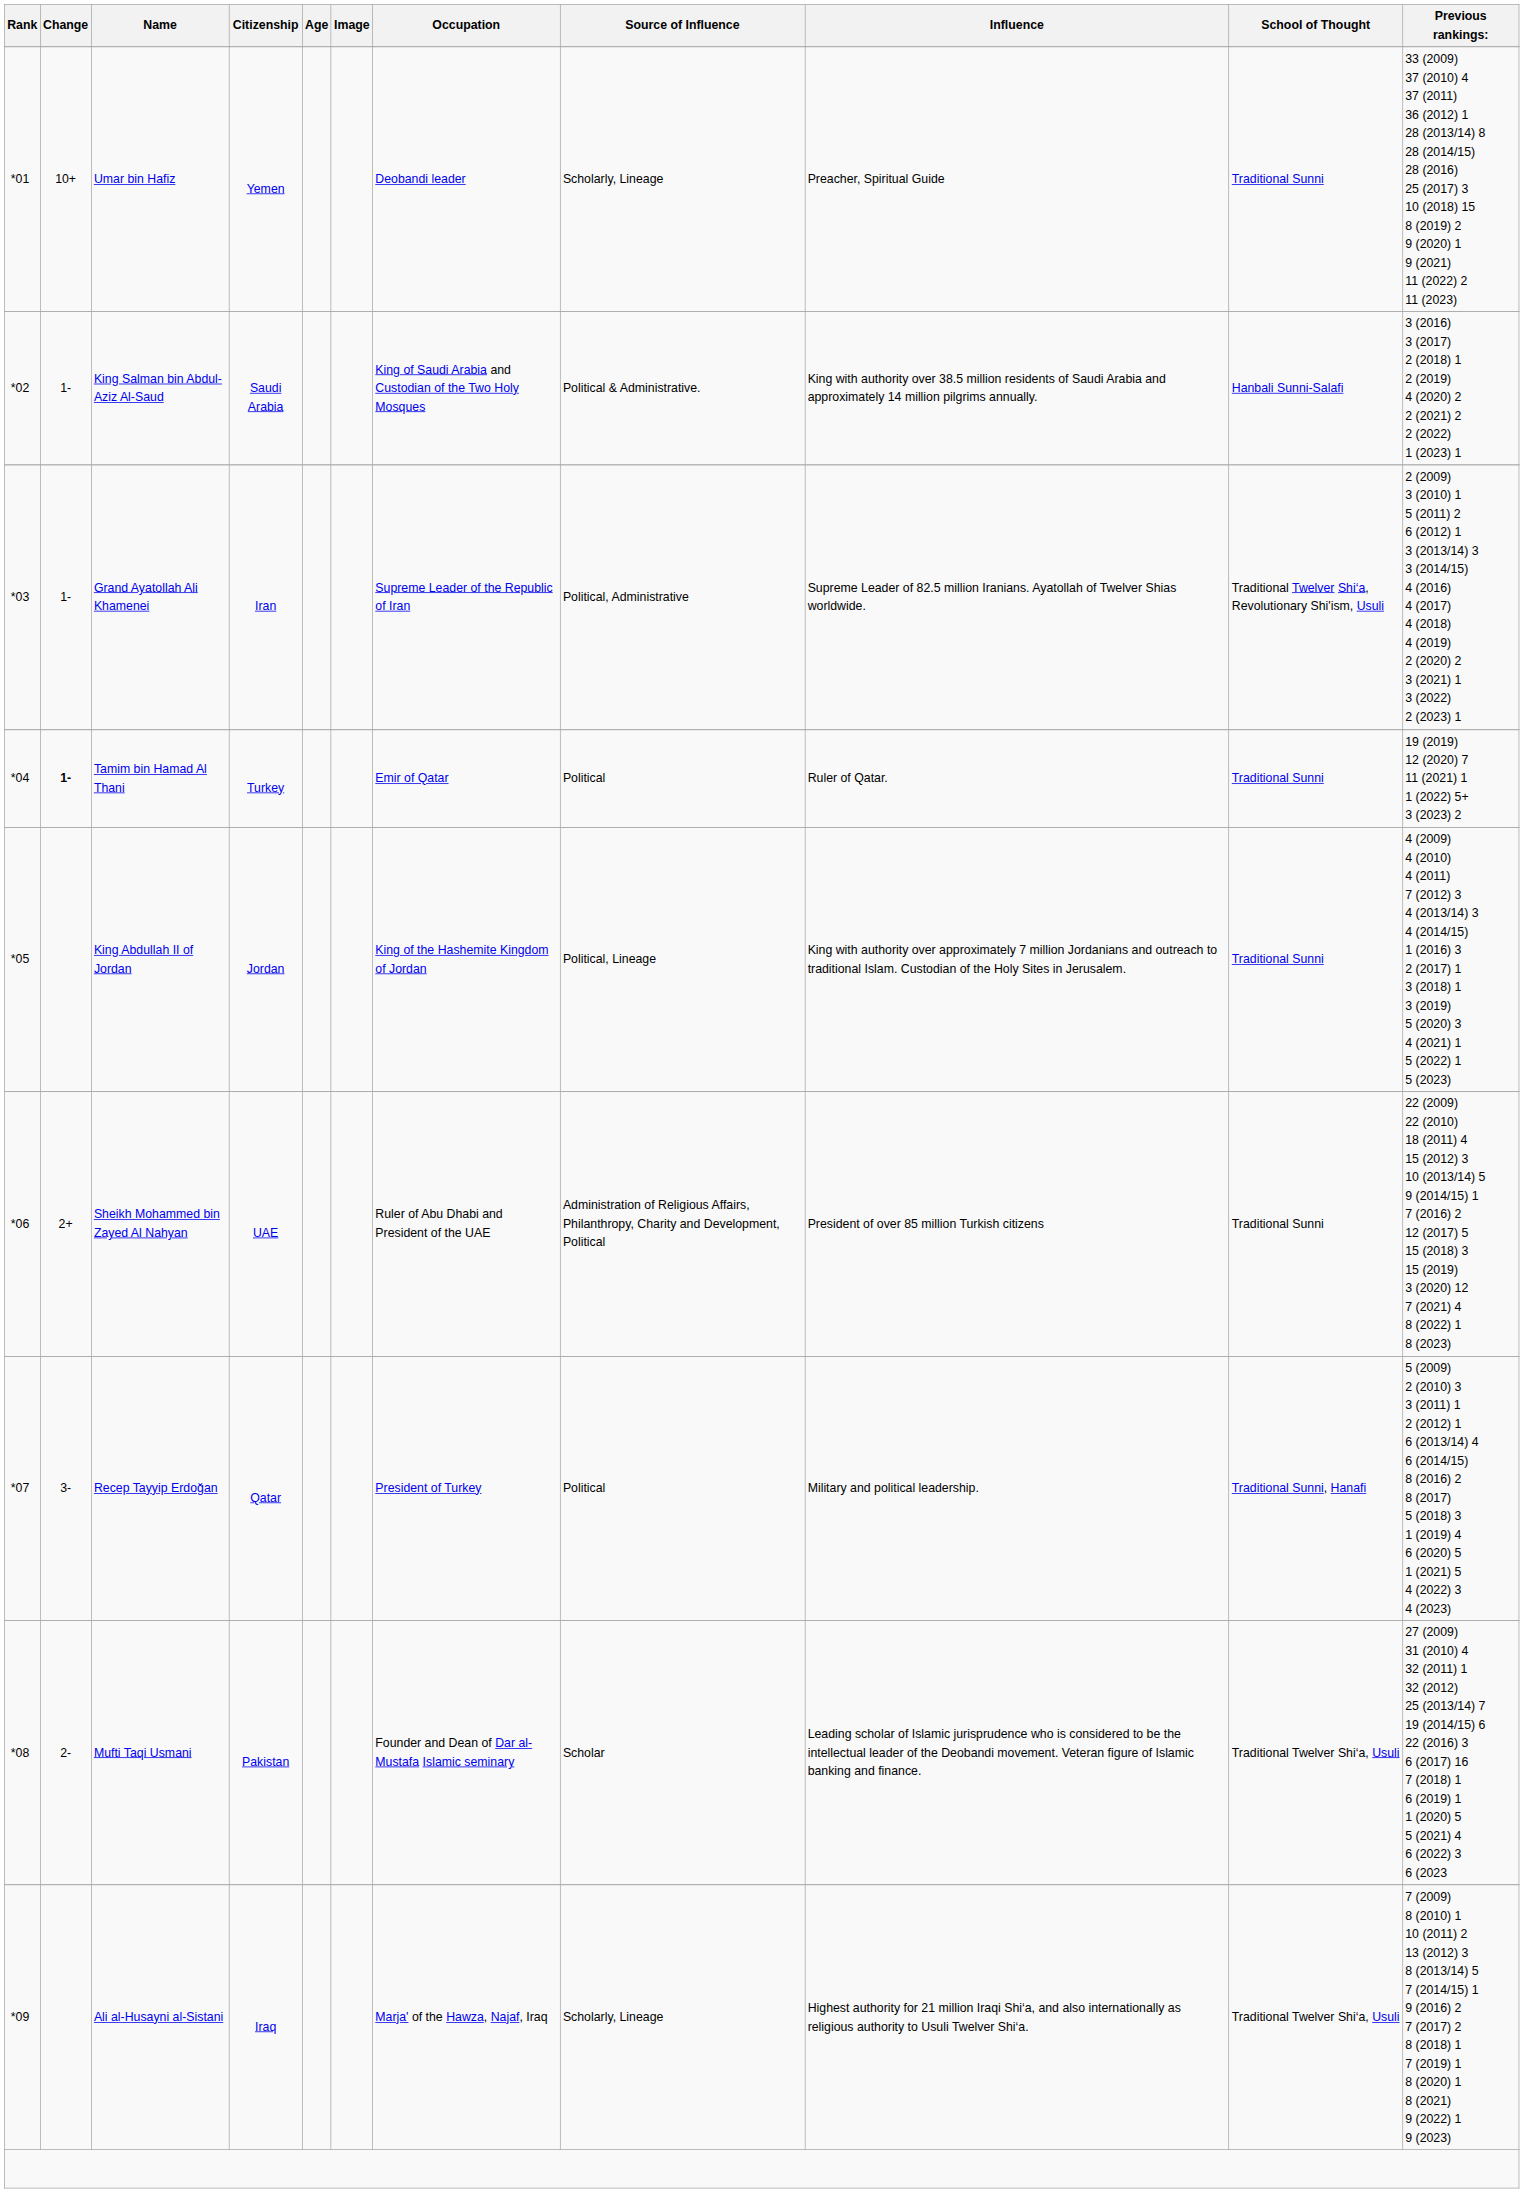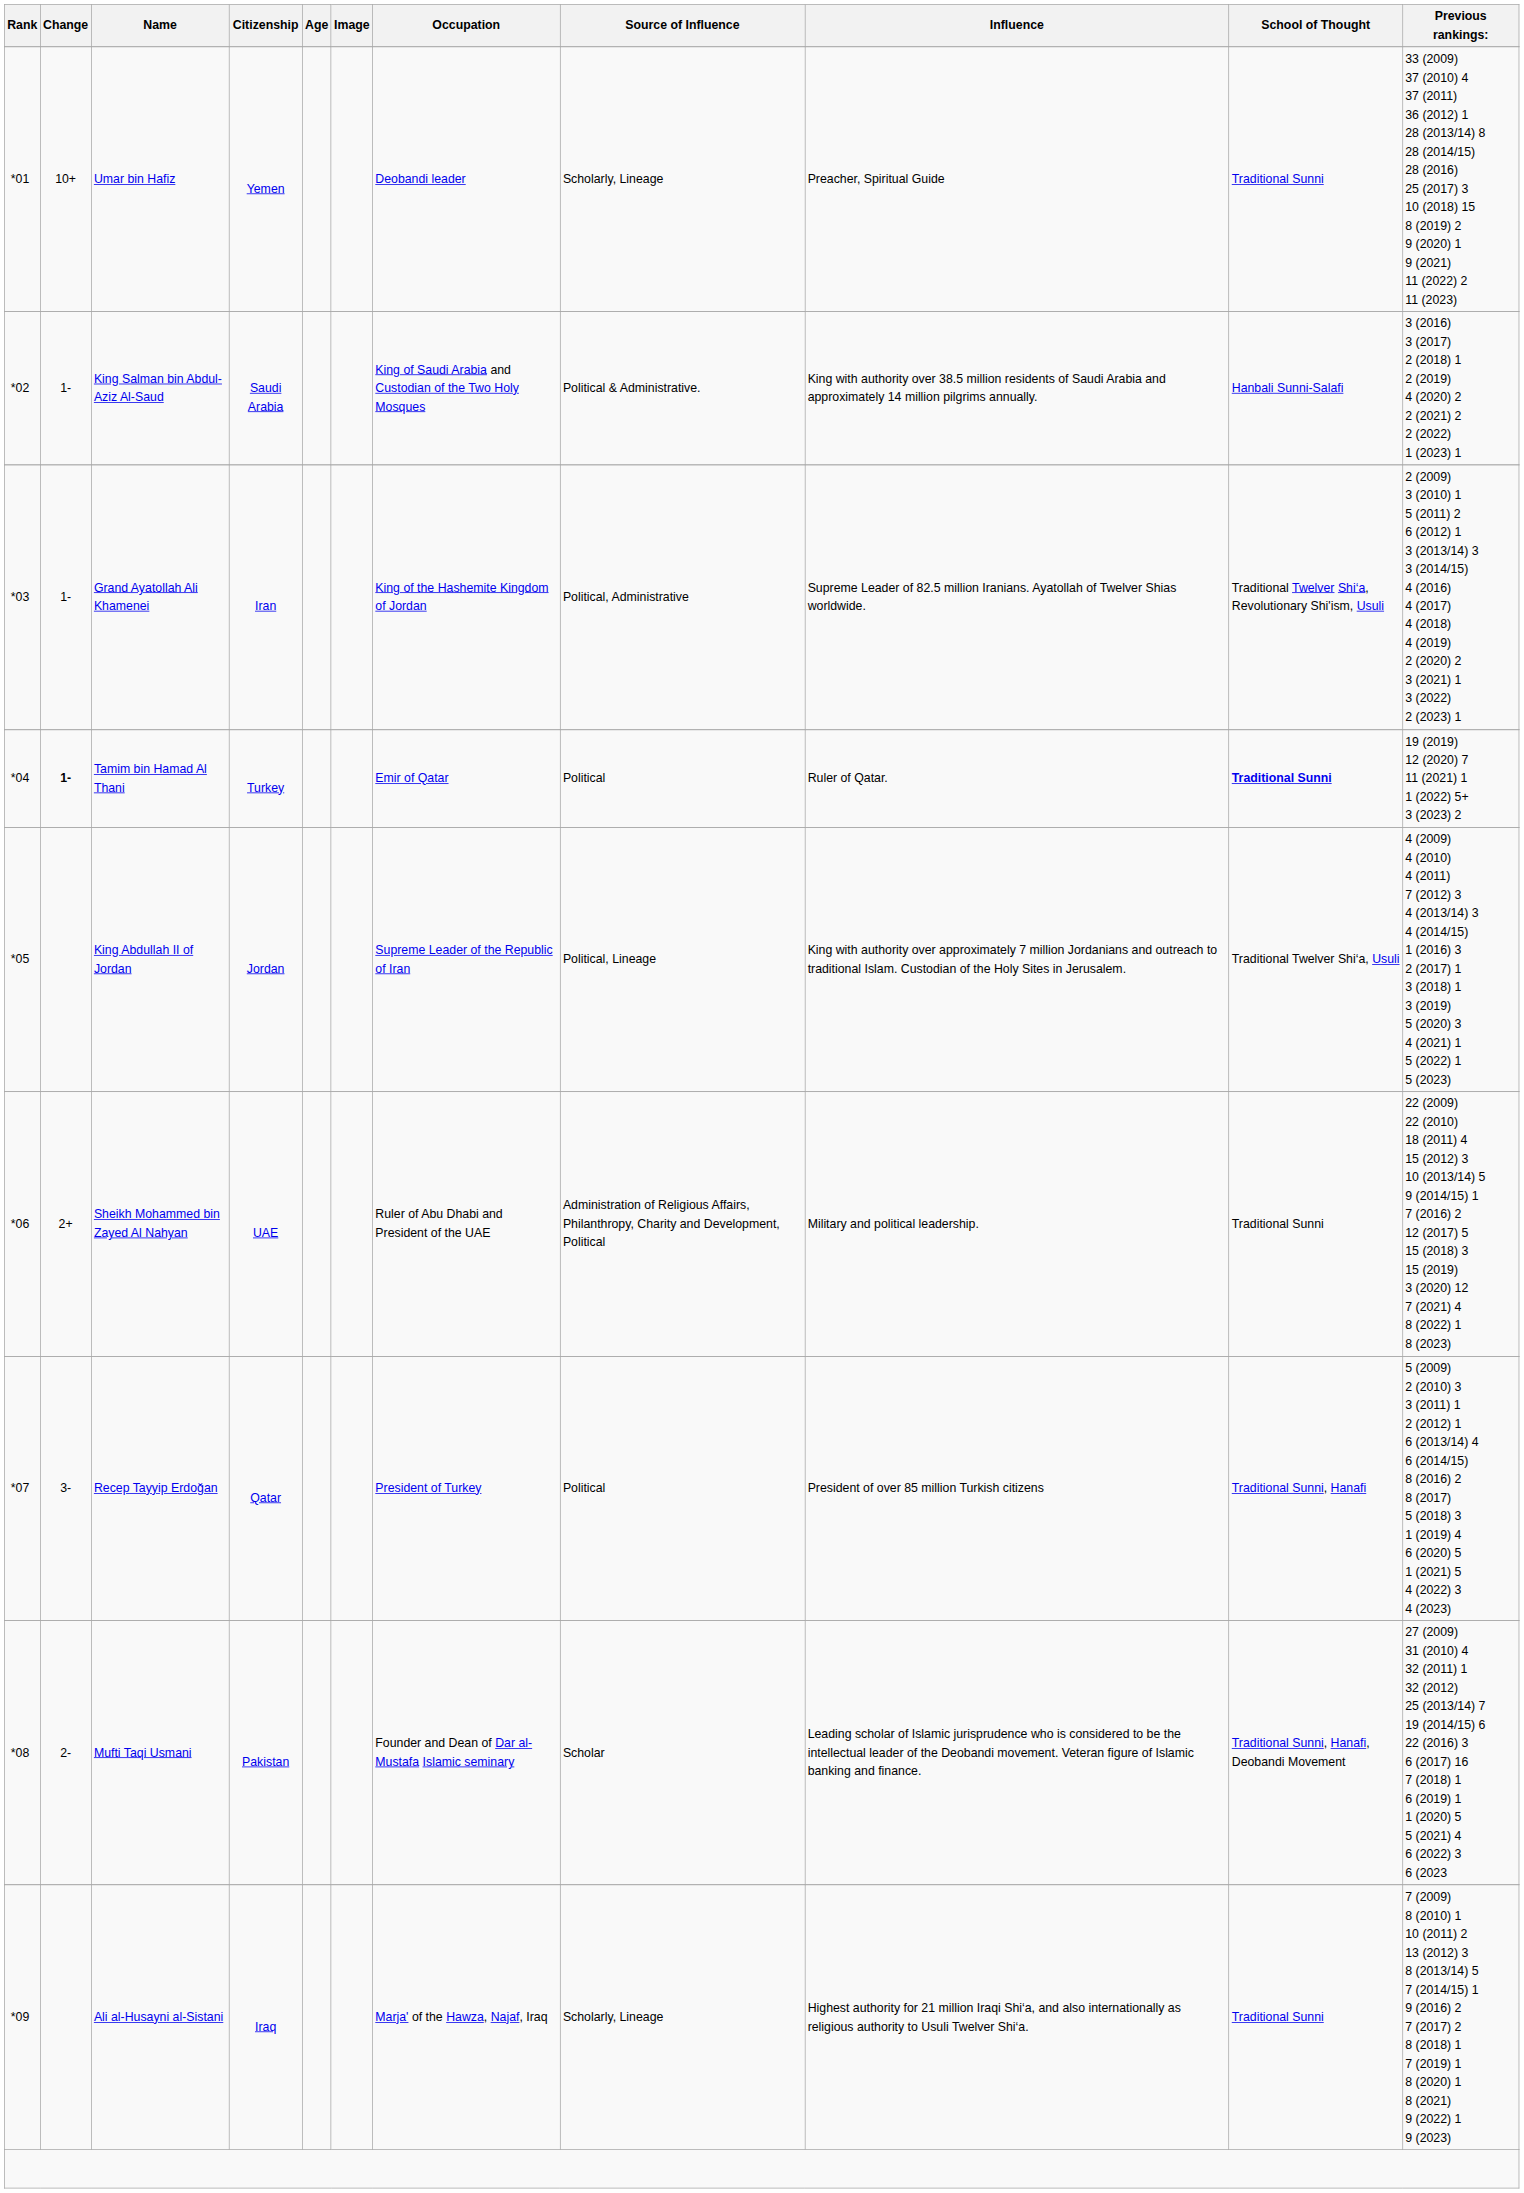(464, 597) Supreme Leader of the Republic of Iran -> (462, 597) King of the Hashemite Kingdom of Jordan
(1278, 778) normal -> (1282, 778) bold
(462, 959) King of the Hashemite Kingdom of Jordan -> (464, 959) Supreme Leader of the Republic of Iran
(1278, 959) Traditional Sunni -> (1316, 959) Traditional Twelver Shi‘a, Usuli
(926, 1224) President of over 85 million Turkish citizens -> (893, 1224) Military and political leadership.
(893, 1488) Military and political leadership. -> (926, 1488) President of over 85 million Turkish citizens
(1316, 1752) Traditional Twelver Shi‘a, Usuli -> (1301, 1752) Traditional Sunni, Hanafi, Deobandi Movement
(1316, 2017) Traditional Twelver Shi‘a, Usuli -> (1278, 2017) Traditional Sunni
